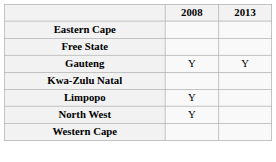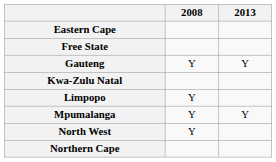+ row: (85, 115)
+ row: (85, 149)
- row: (85, 132)
